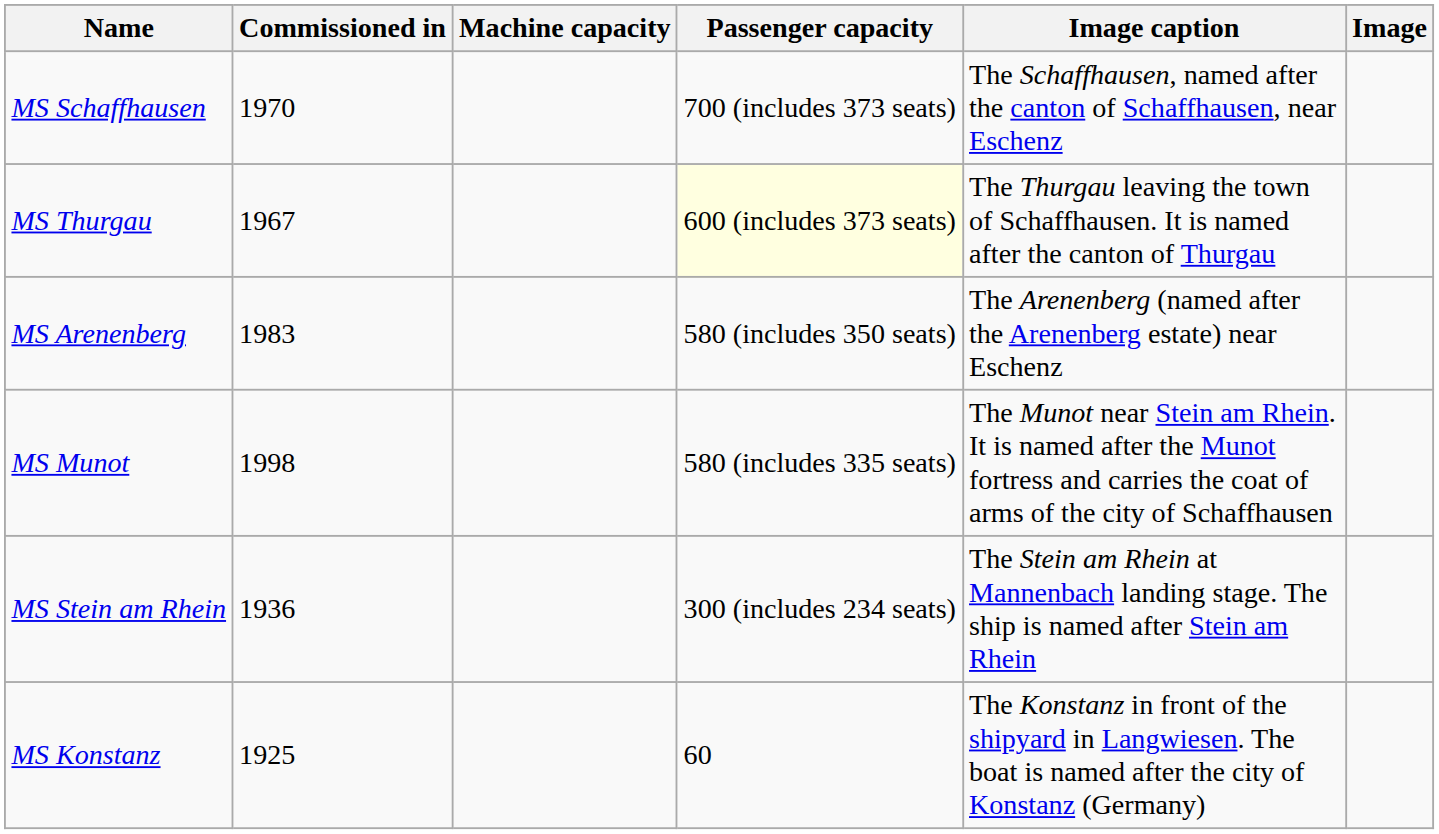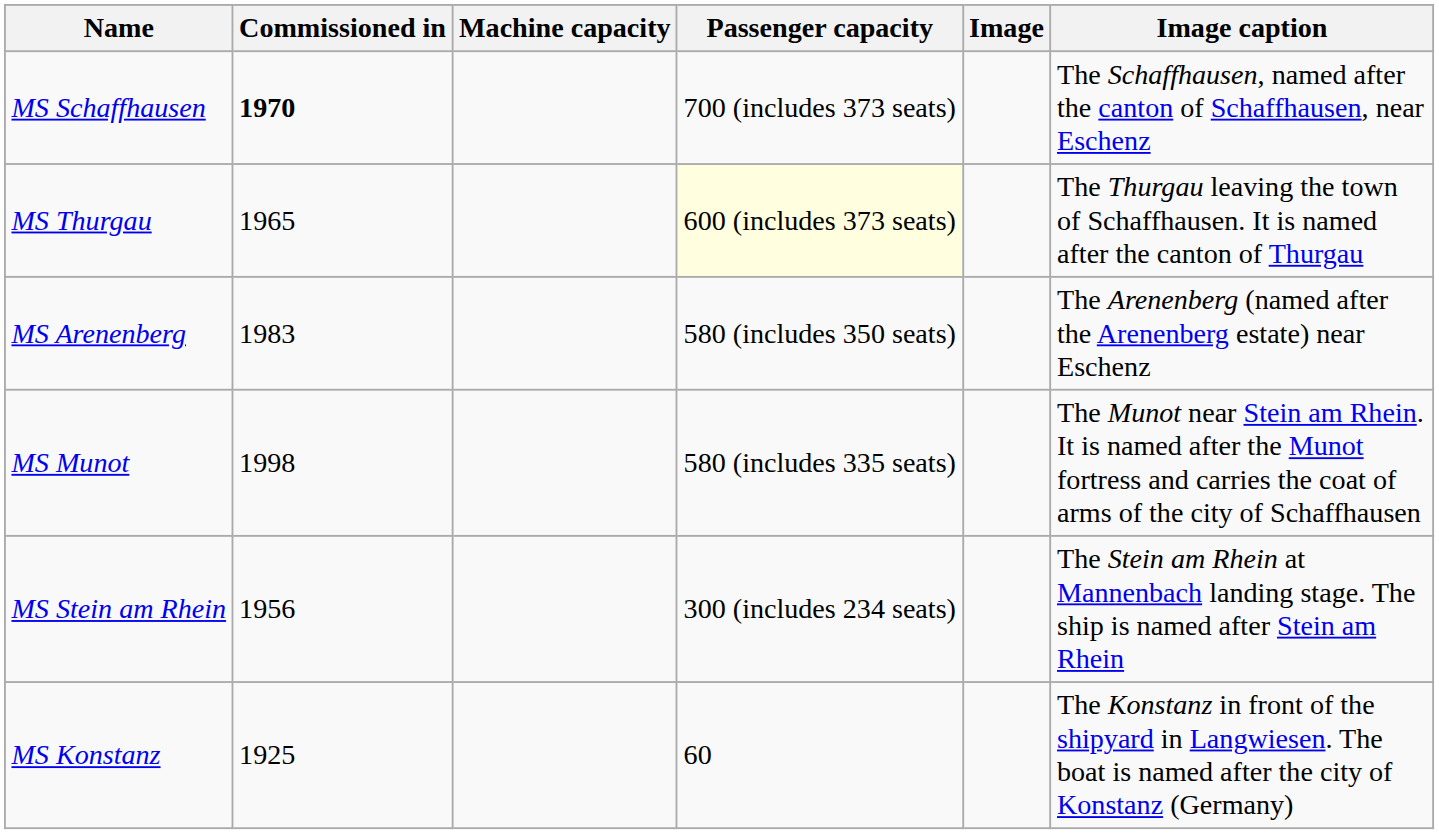columns swapped: (1390, 27) <-> (1154, 27)
(267, 107) normal -> (267, 107) bold
(267, 220) 1967 -> (267, 220) 1965
(267, 609) 1936 -> (267, 609) 1956
